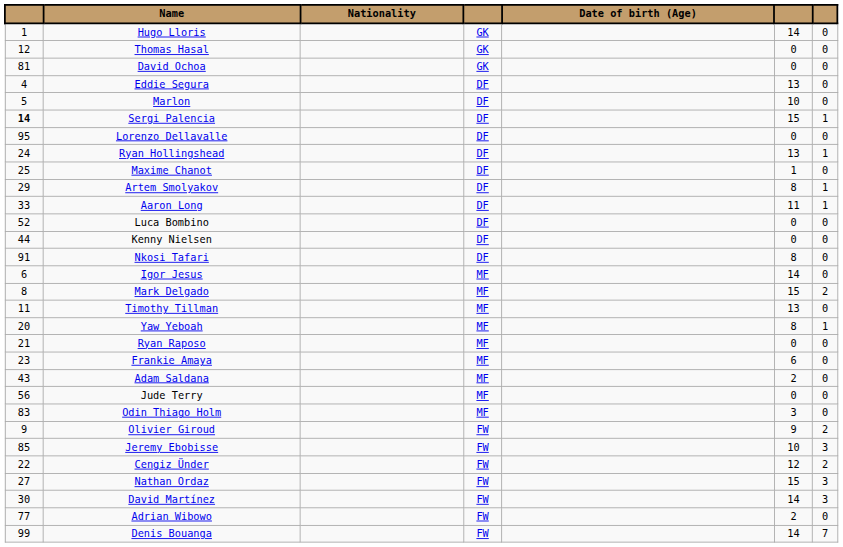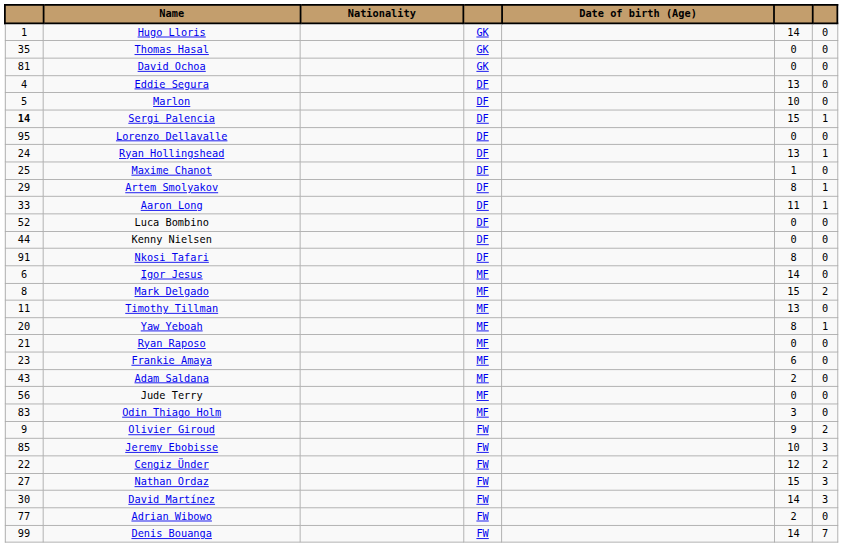(24, 49) 12 -> (24, 49) 35
